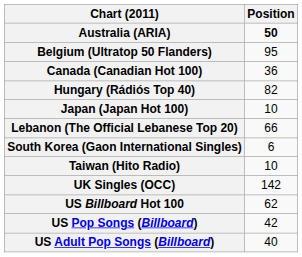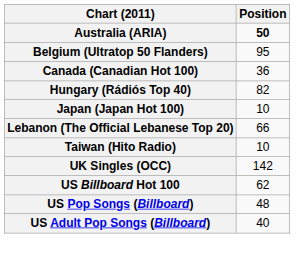- row: (124, 147)
(271, 223) 42 -> (263, 204) 48
